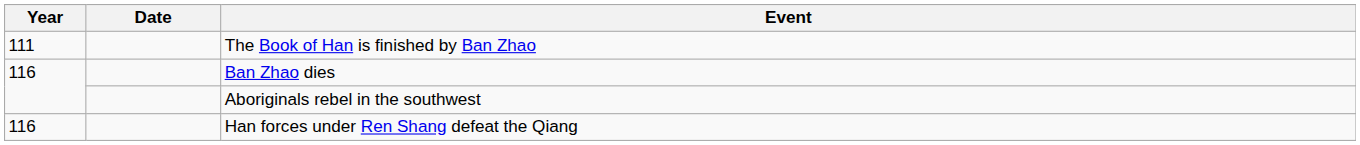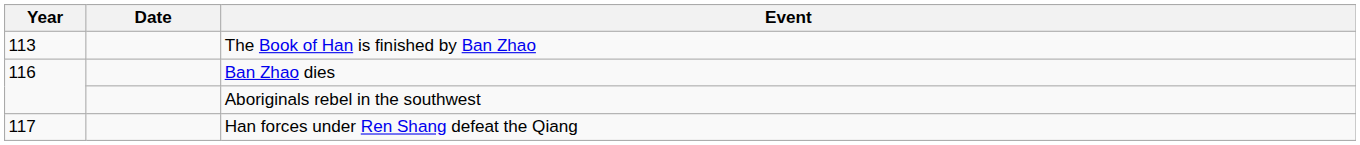(21, 45) 111 -> (22, 45) 113
(22, 126) 116 -> (22, 126) 117
